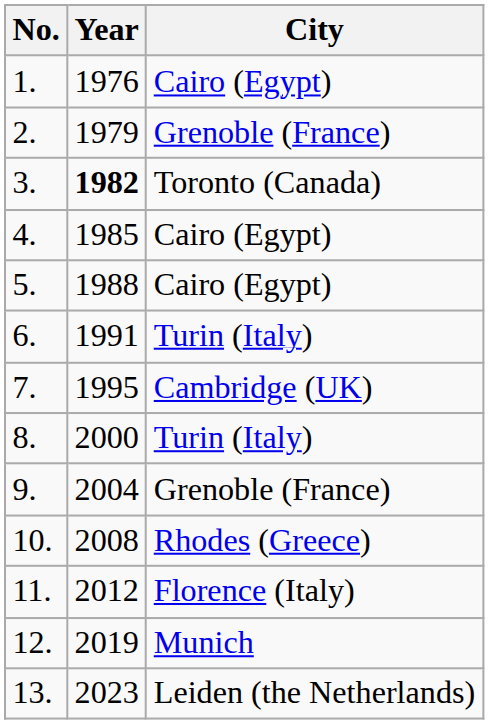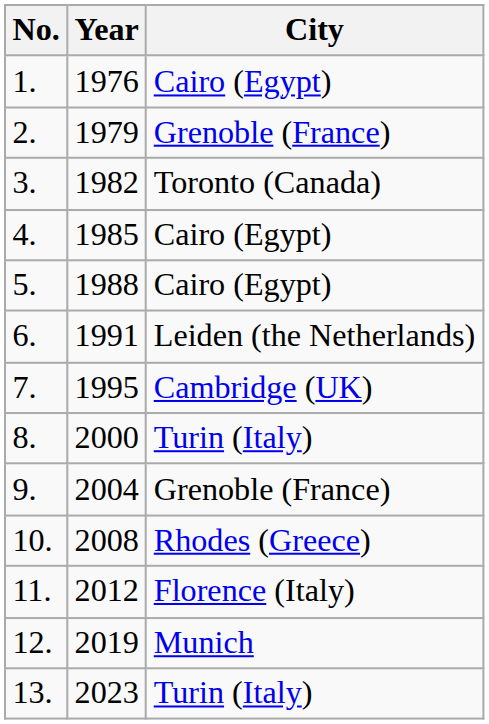(107, 183) bold -> (107, 183) normal
(233, 336) Turin (Italy) -> (314, 336) Leiden (the Netherlands)
(314, 693) Leiden (the Netherlands) -> (233, 693) Turin (Italy)
